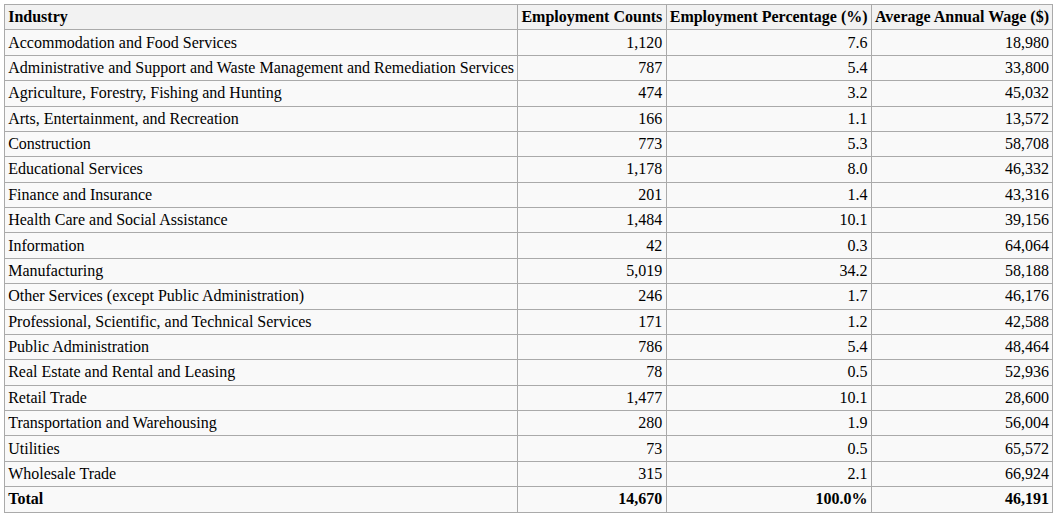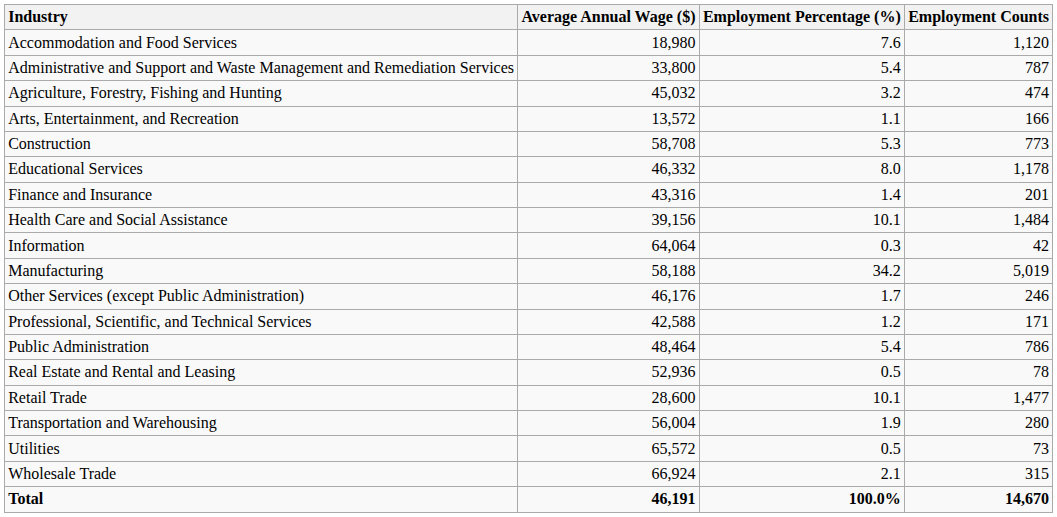columns swapped: (592, 17) <-> (962, 17)
